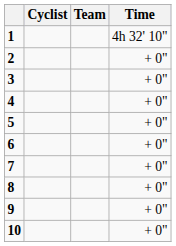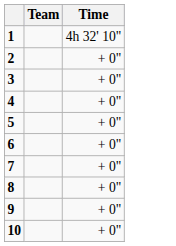- column: (47, 15)
